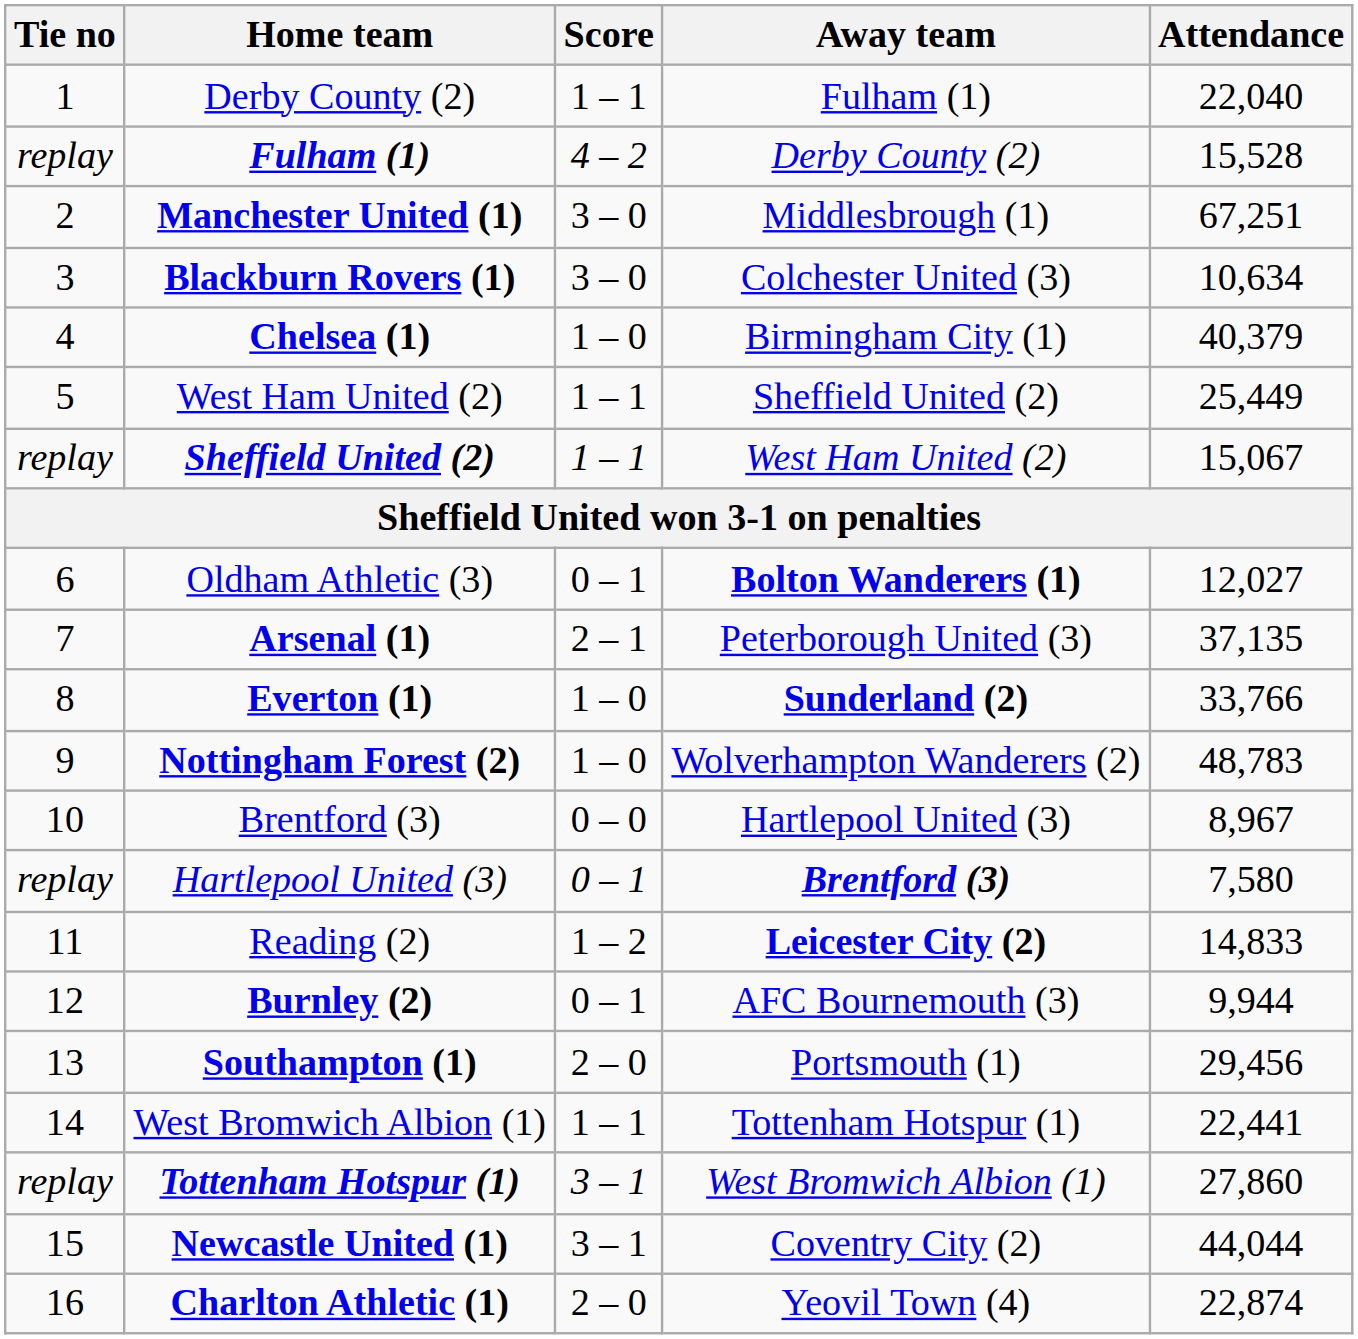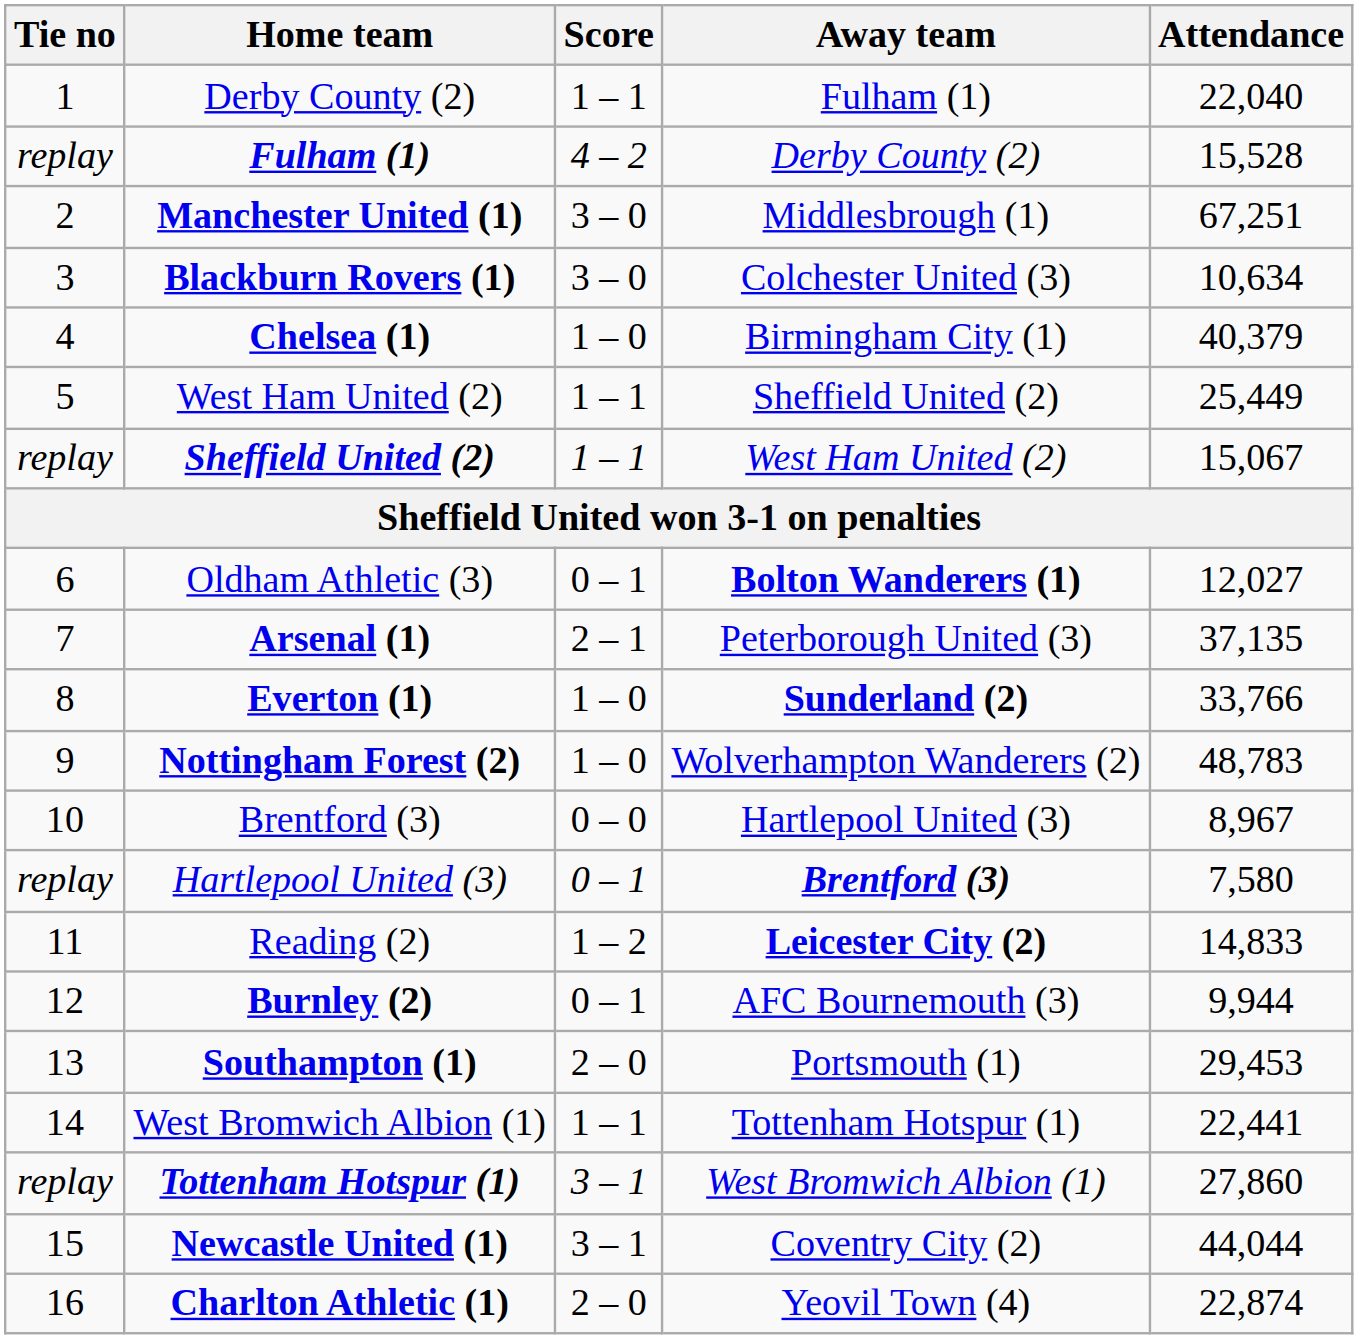(1251, 1061) 29,456 -> (1251, 1061) 29,453
